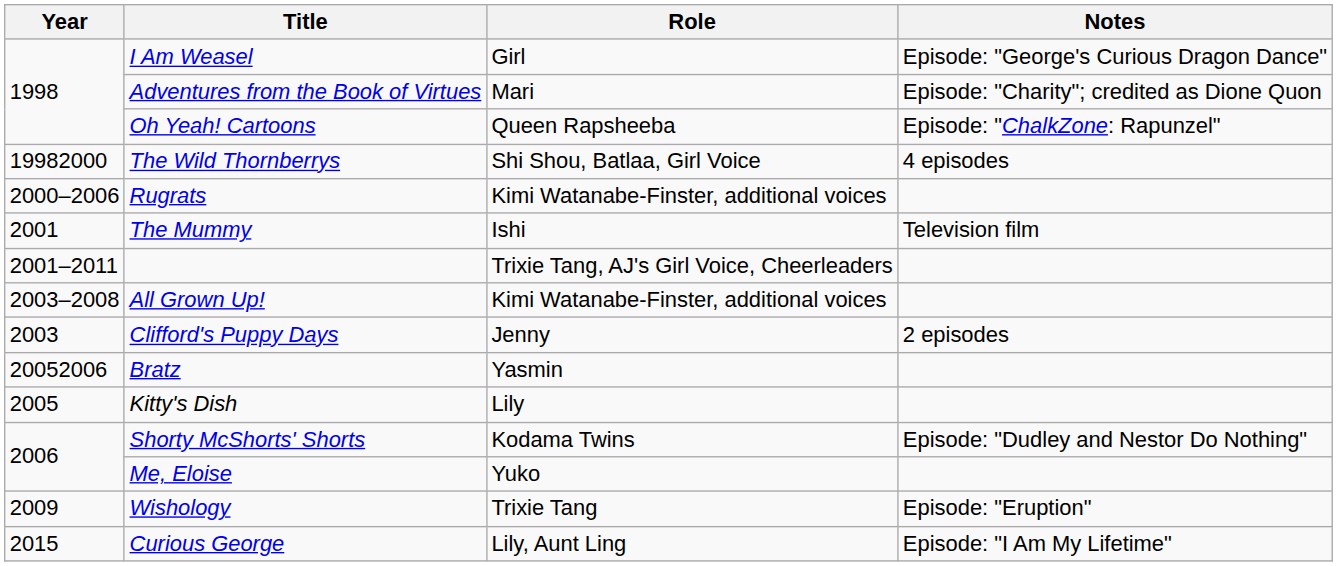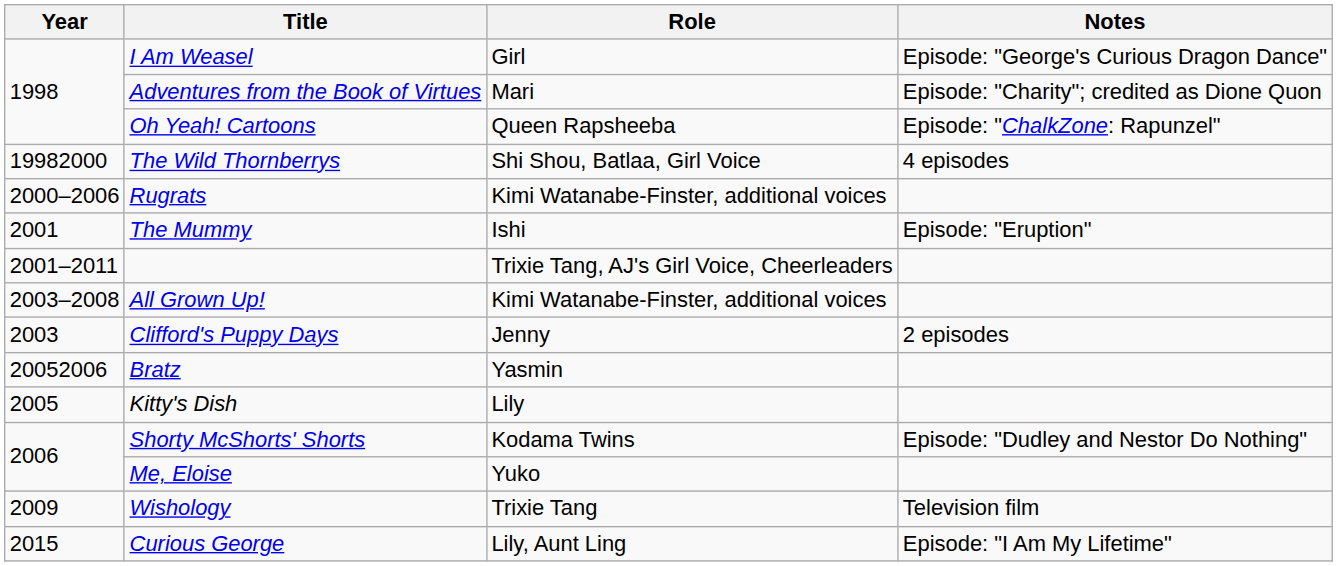(971, 230) Television film -> (997, 230) Episode: "Eruption"
(997, 508) Episode: "Eruption" -> (971, 508) Television film
